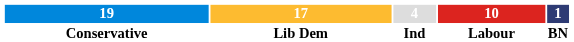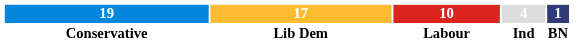columns swapped: (491, 13) <-> (414, 13)
